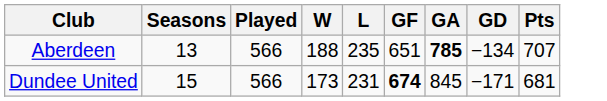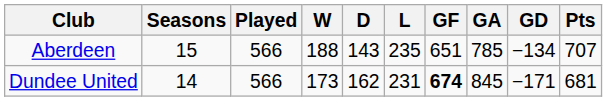+ column: (364, 20)
(186, 51) 13 -> (186, 51) 15
(446, 51) bold -> (487, 51) normal
(186, 81) 15 -> (186, 81) 14
